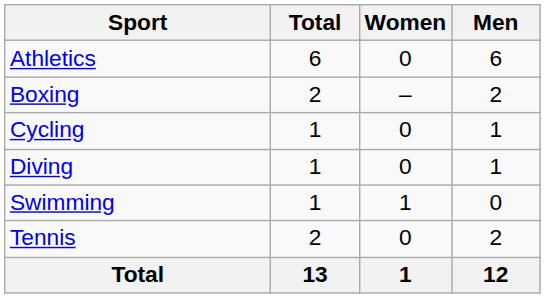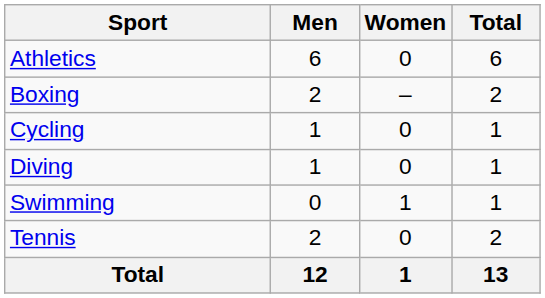columns swapped: (496, 22) <-> (315, 22)
